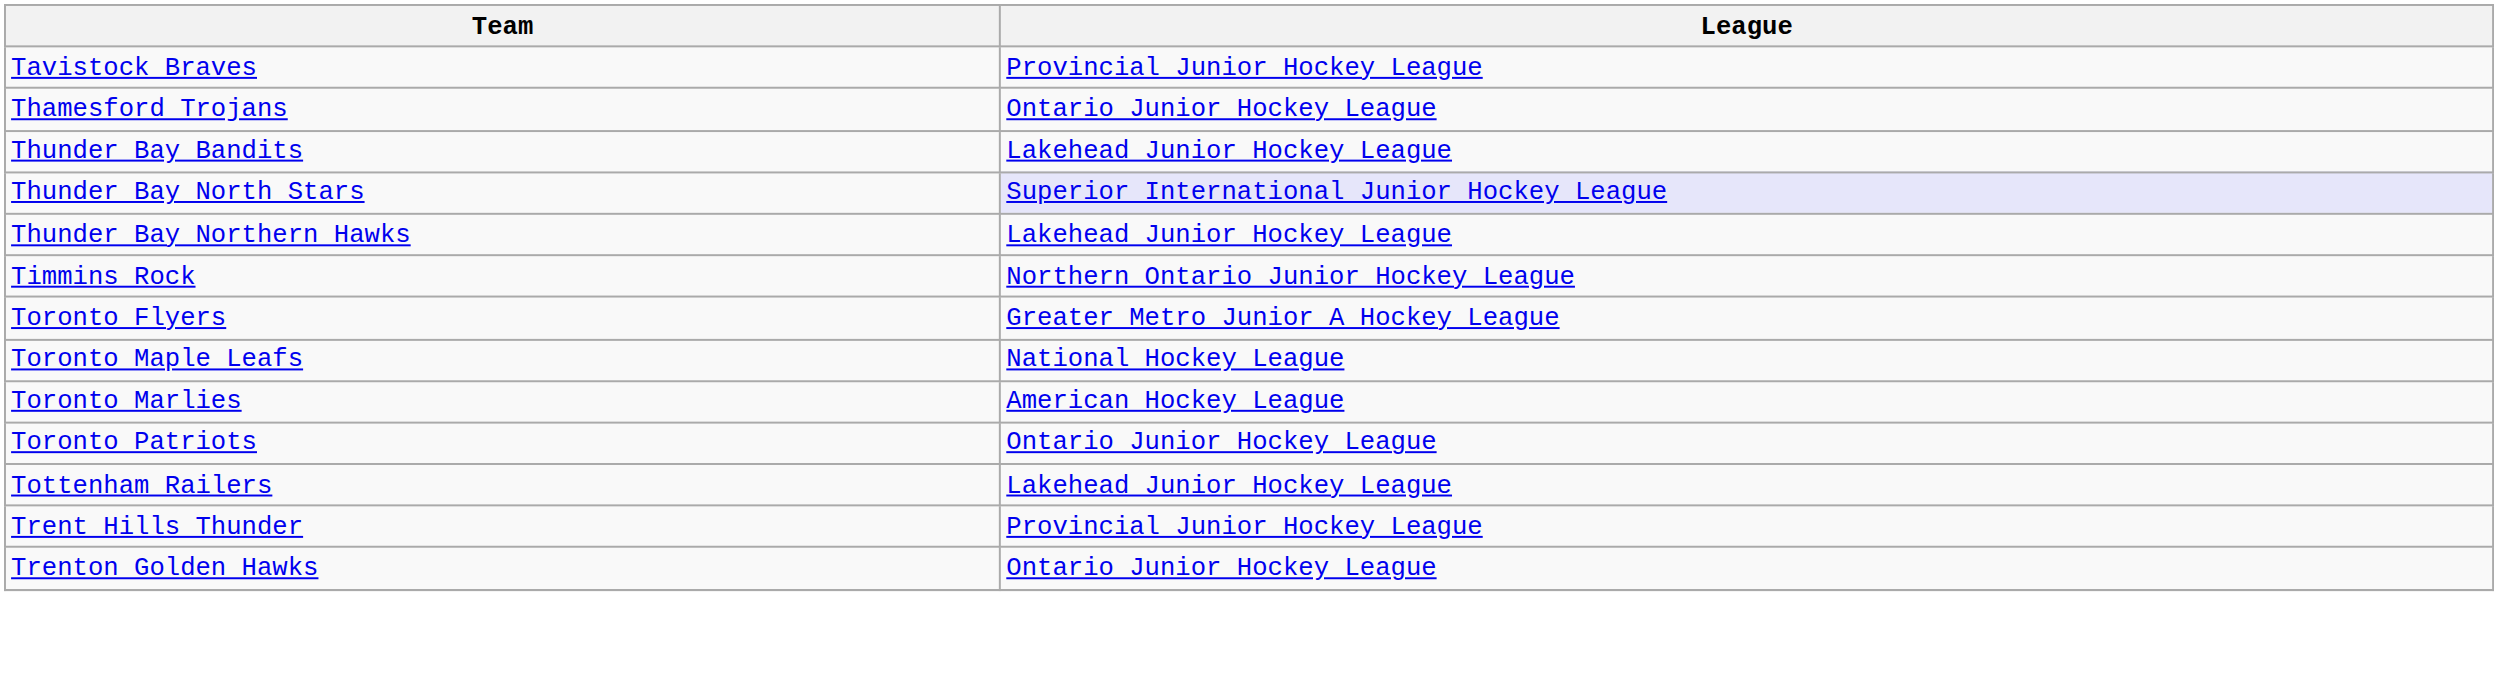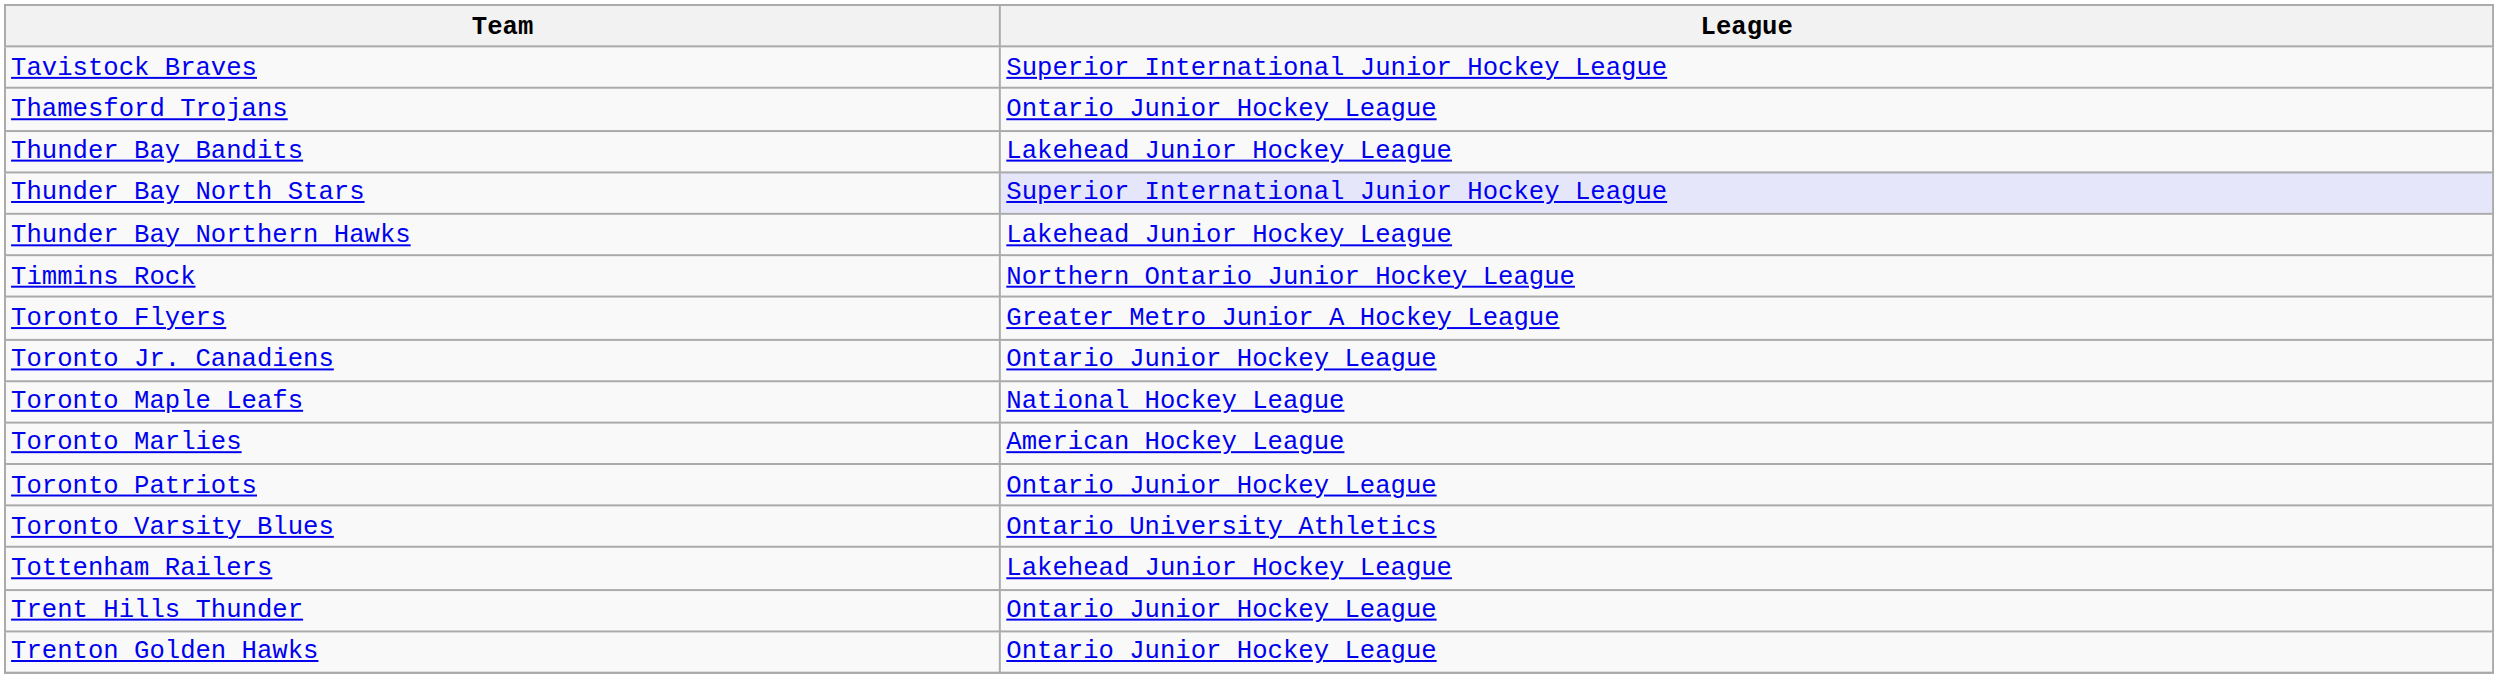(1245, 68) Provincial Junior Hockey League -> (1337, 68) Superior International Junior Hockey League
+ row: (172, 360)
+ row: (172, 527)
(1245, 527) Provincial Junior Hockey League -> (1221, 610) Ontario Junior Hockey League
